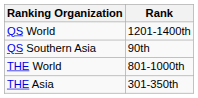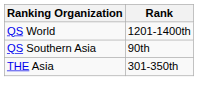- row: (34, 66)
